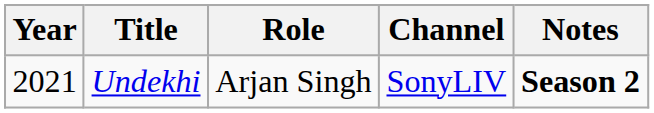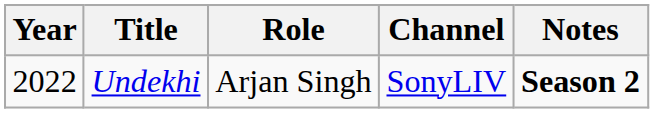(45, 81) 2021 -> (45, 81) 2022
